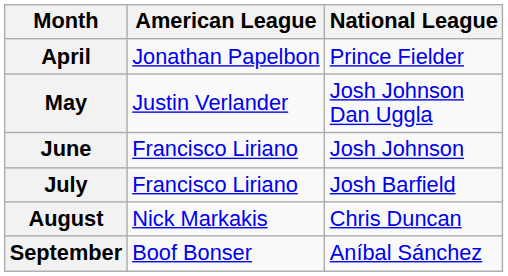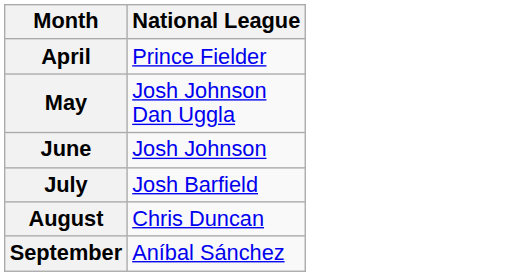- column: (226, 21)
